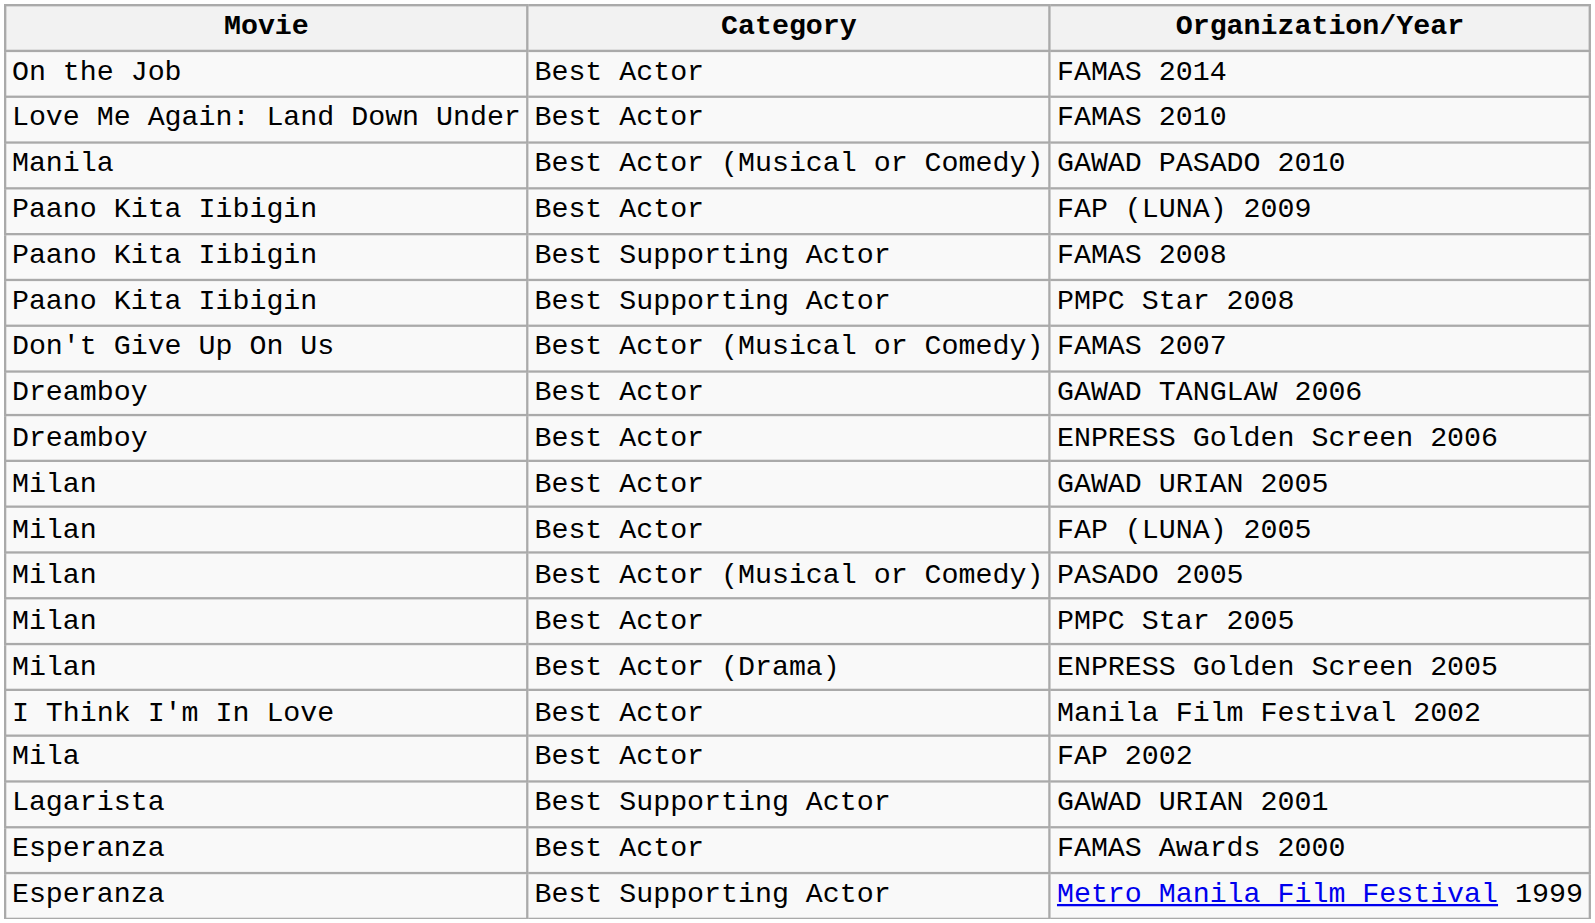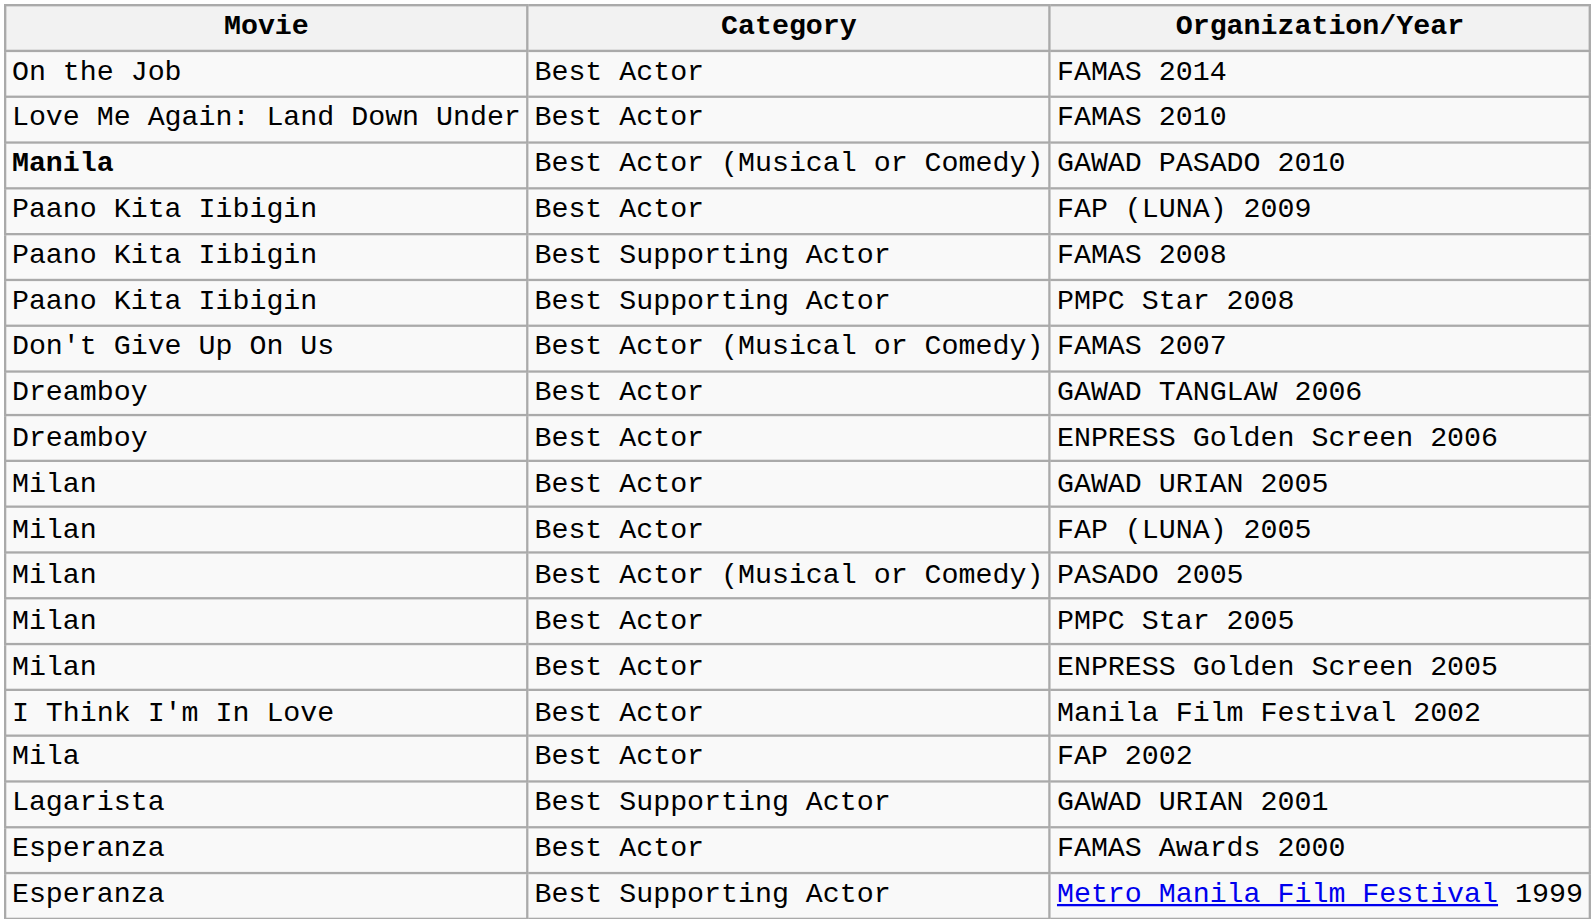(63, 165) normal -> (63, 165) bold
(687, 667) Best Actor (Drama) -> (619, 667) Best Actor
